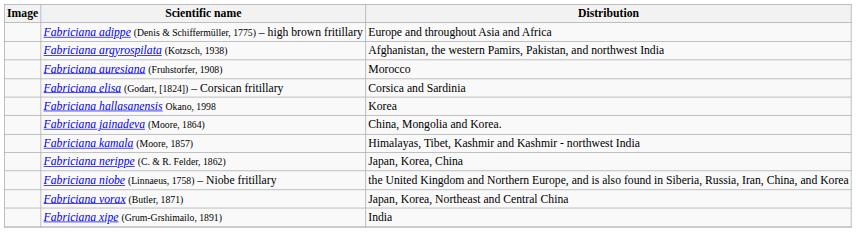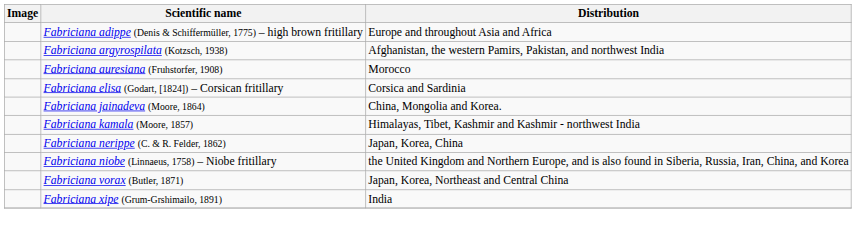- row: (130, 106)
